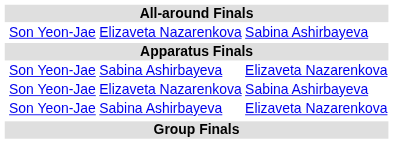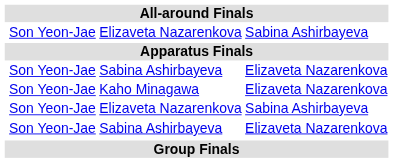+ row: (149, 90)
